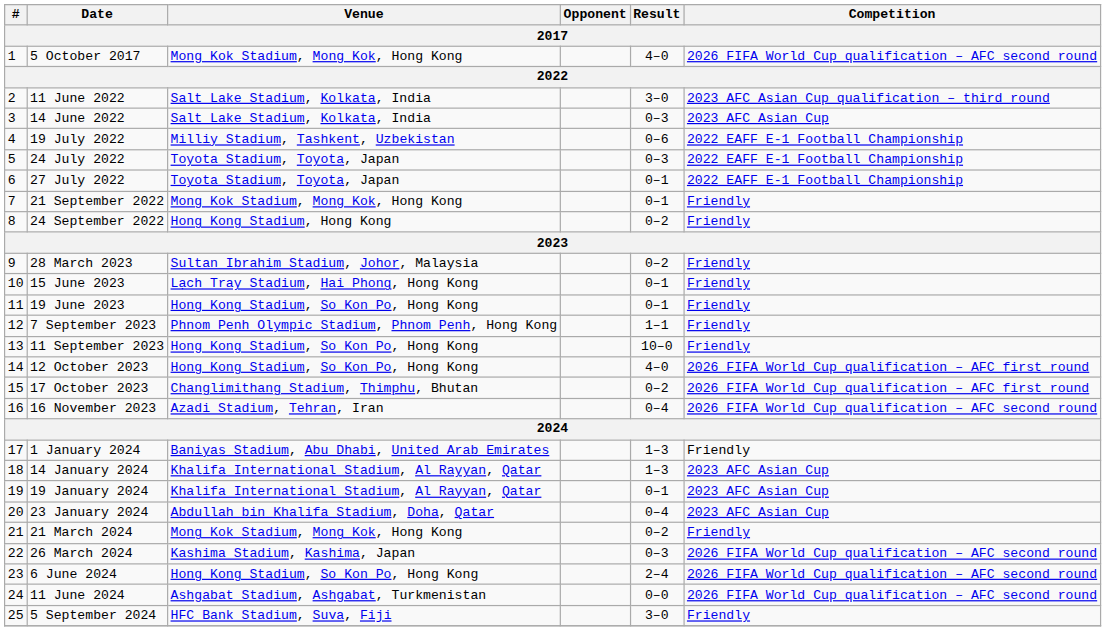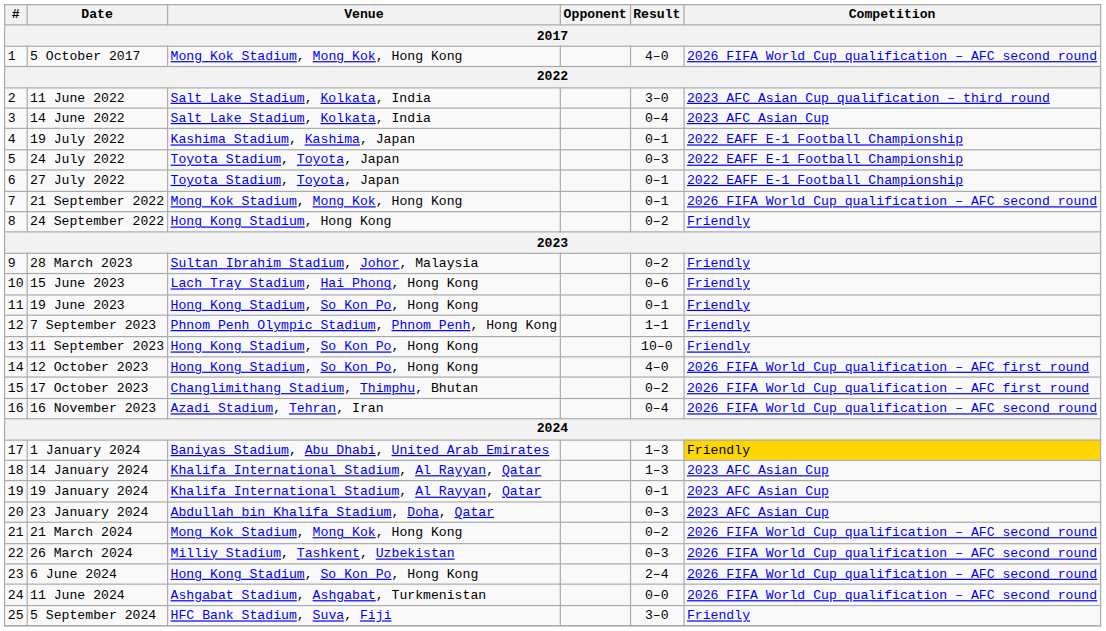(657, 119) 0–3 -> (657, 119) 0–4
(313, 139) Milliy Stadium, Tashkent, Uzbekistan -> (293, 139) Kashima Stadium, Kashima, Japan
(657, 139) 0–6 -> (657, 139) 0–1
(718, 201) Friendly -> (892, 201) 2026 FIFA World Cup qualification – AFC second round
(657, 284) 0–1 -> (657, 284) 0–6
(718, 450) no background -> (718, 450) gold background
(657, 512) 0–4 -> (657, 512) 0–3
(718, 533) Friendly -> (892, 533) 2026 FIFA World Cup qualification – AFC second round
(293, 554) Kashima Stadium, Kashima, Japan -> (313, 554) Milliy Stadium, Tashkent, Uzbekistan
